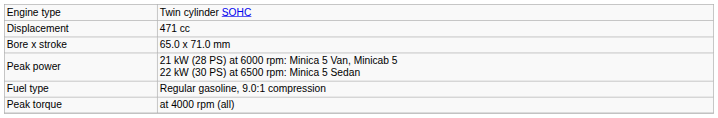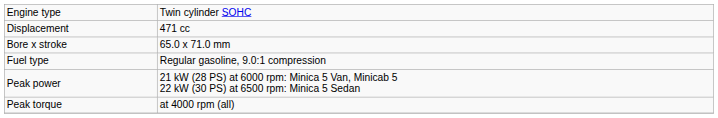rows swapped: (28, 89) <-> (34, 67)
